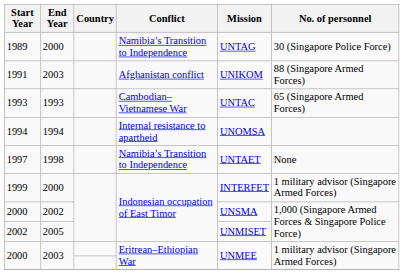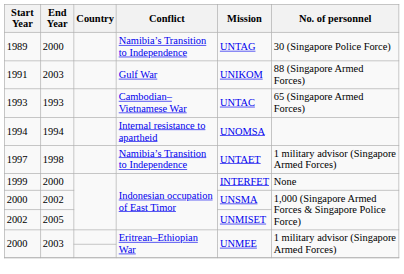(161, 74) Afghanistan conflict -> (138, 74) Gulf War
(285, 159) None -> (335, 159) 1 military advisor (Singapore Armed Forces)
(335, 187) 1 military advisor (Singapore Armed Forces) -> (285, 181) None
